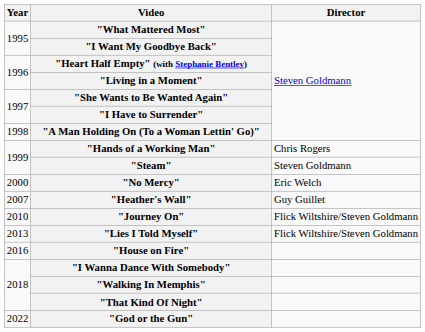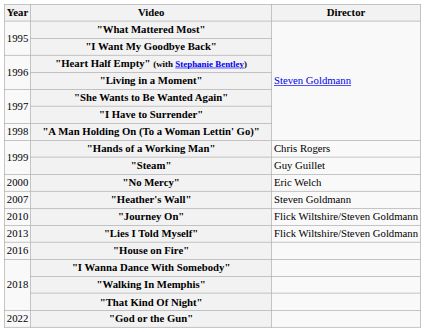(313, 166) Steven Goldmann -> (299, 166) Guy Guillet
(299, 200) Guy Guillet -> (313, 200) Steven Goldmann
